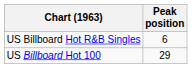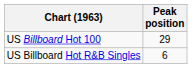rows swapped: (54, 55) <-> (74, 39)
